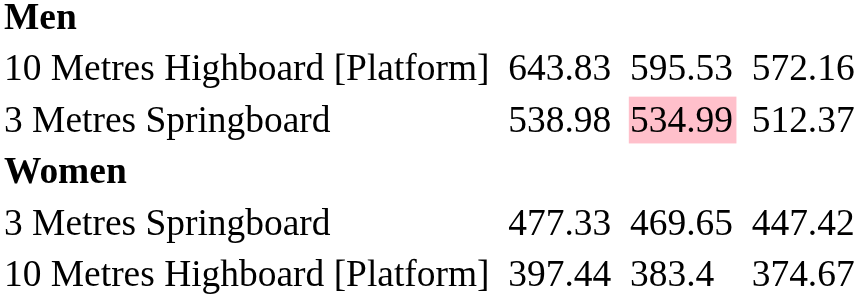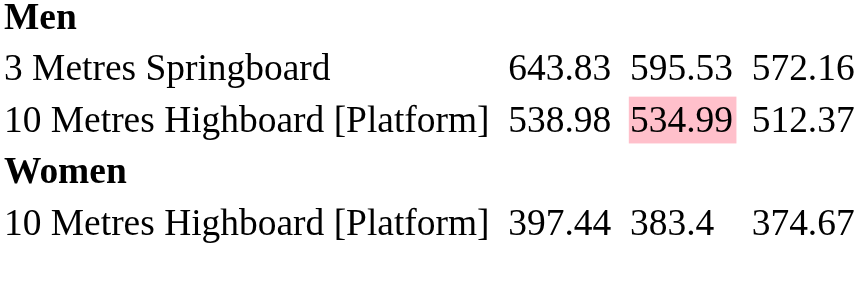(247, 67) 10 Metres Highboard [Platform] -> (167, 67) 3 Metres Springboard
(167, 119) 3 Metres Springboard -> (247, 119) 10 Metres Highboard [Platform]
- row: (560, 222)
